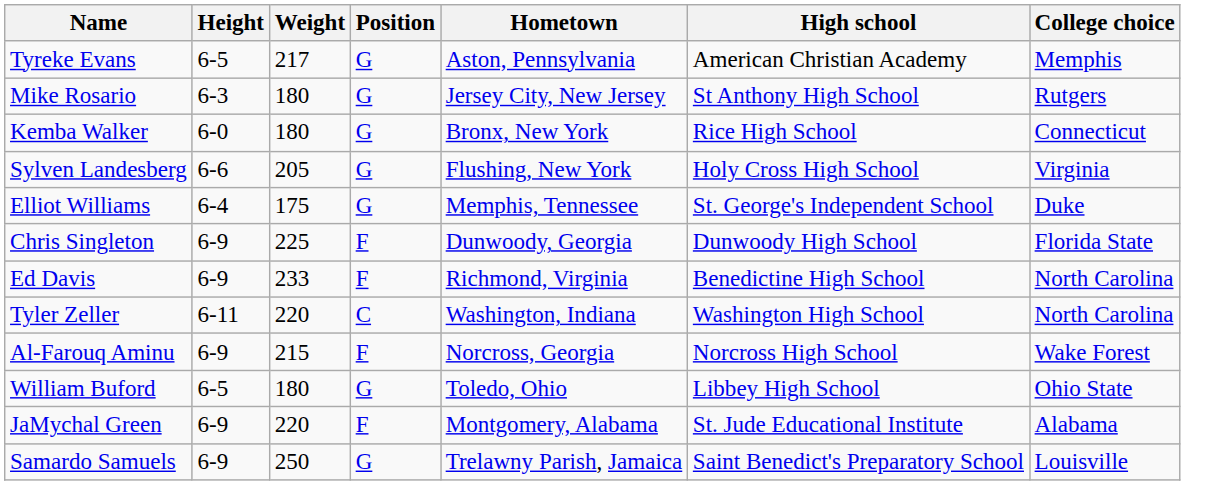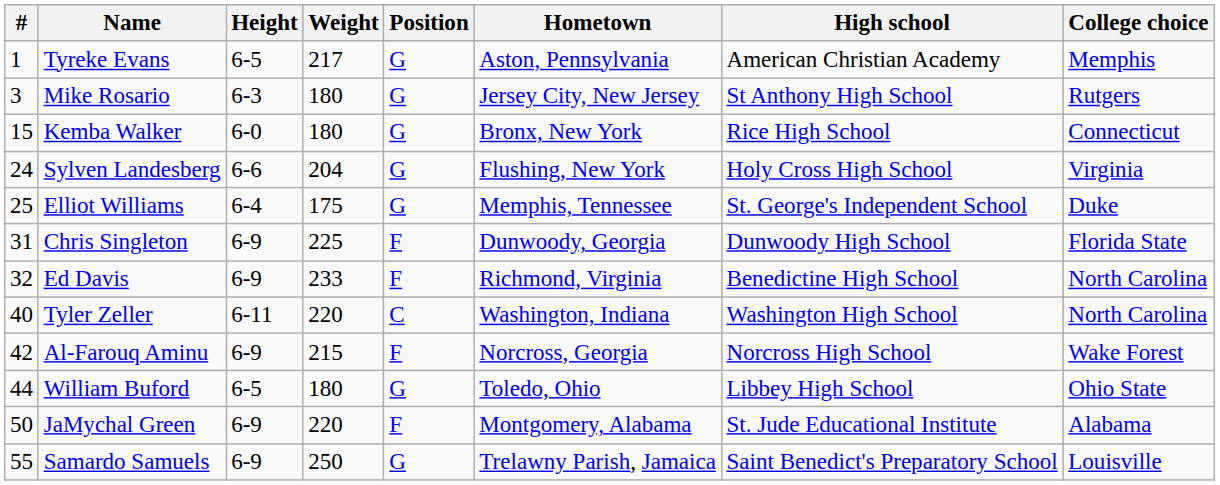+ column: (22, 22)
(292, 168) 205 -> (326, 168) 204
